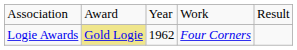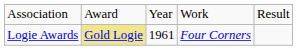(162, 34) 1962 -> (162, 34) 1961
